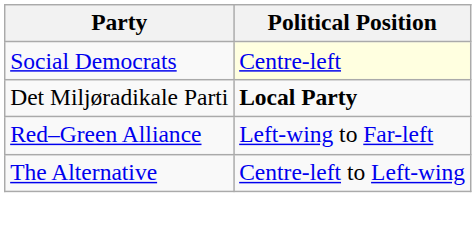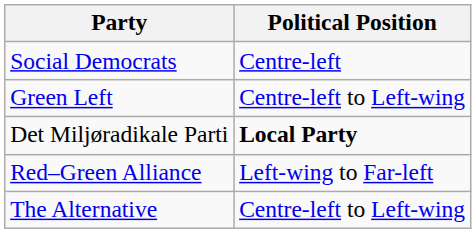(290, 60) lightyellow background -> (290, 60) no background
+ row: (61, 97)
